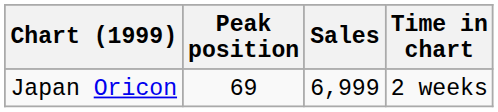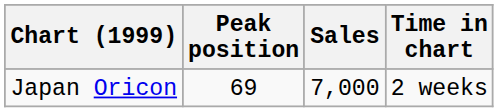(345, 88) 6,999 -> (345, 88) 7,000
